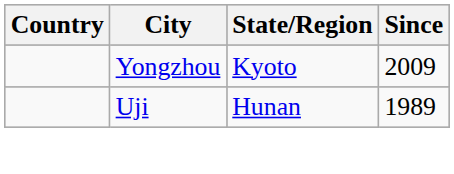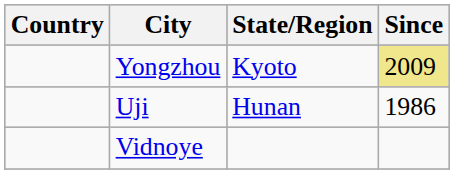(410, 65) no background -> (410, 65) khaki background
(410, 106) 1989 -> (410, 106) 1986
+ row: (159, 147)
